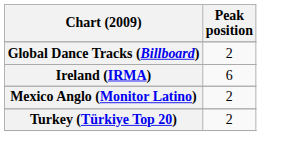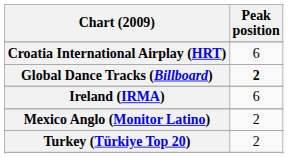+ row: (117, 53)
(229, 53) normal -> (256, 75) bold
